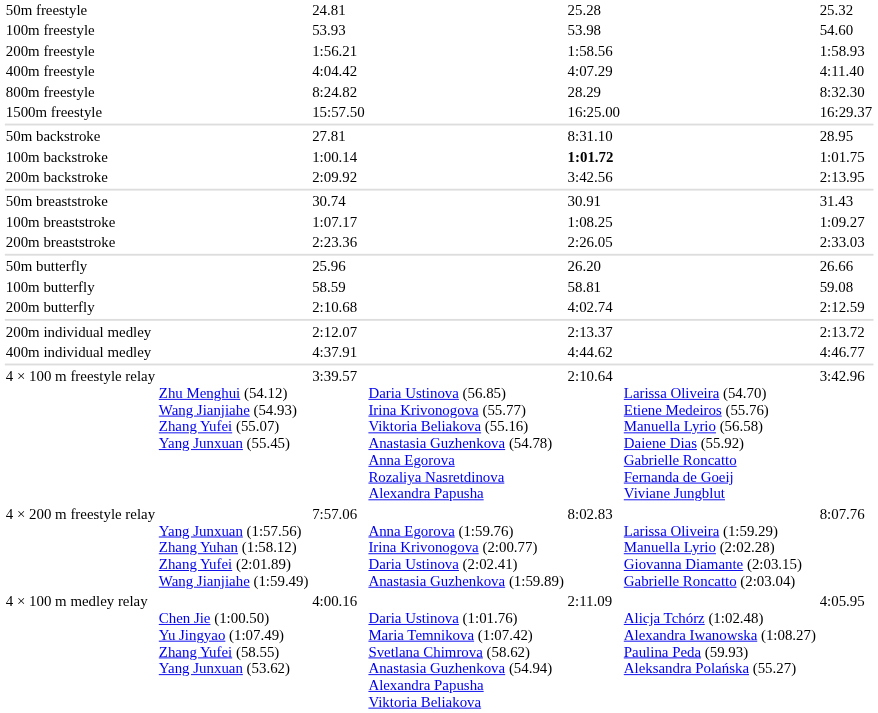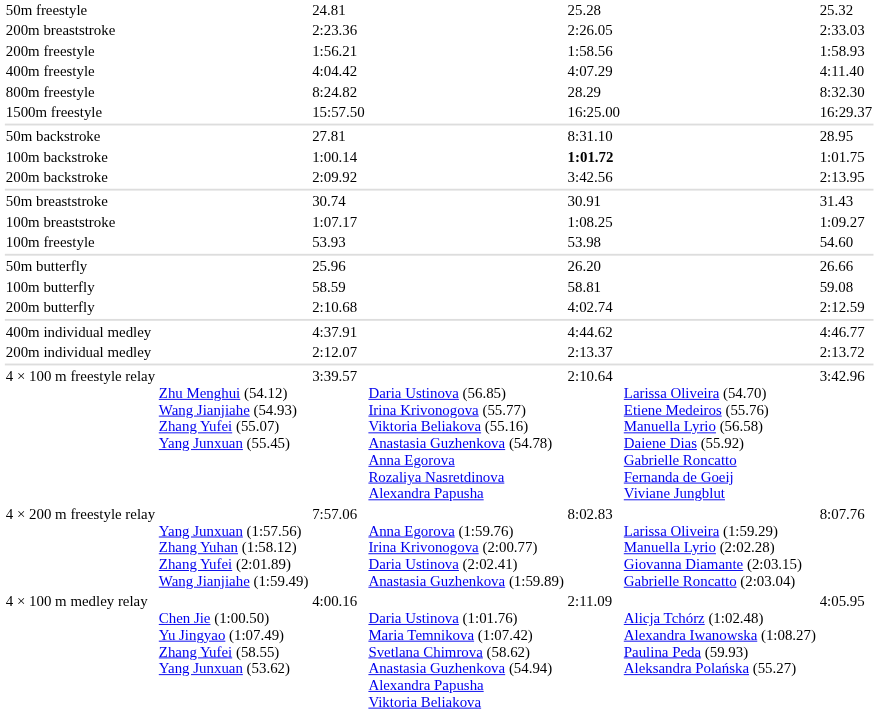rows swapped: (50, 30) <-> (61, 242)
rows swapped: (79, 331) <-> (79, 352)
